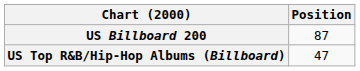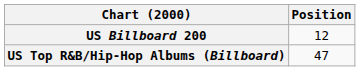(321, 35) 87 -> (321, 35) 12
